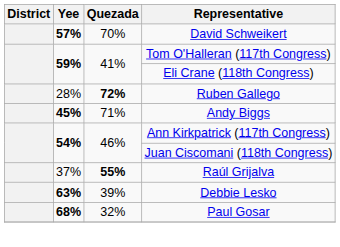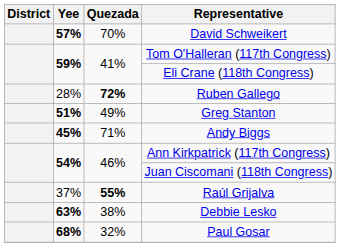+ row: (238, 113)
(113, 192) 39% -> (113, 212) 38%
